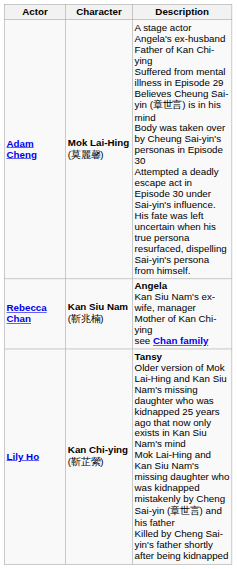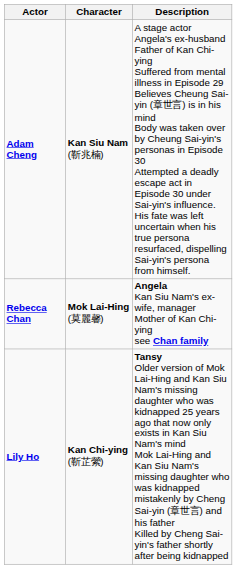(98, 148) Mok Lai-Hing (莫麗馨) -> (98, 148) Kan Siu Nam (靳兆楠)
(98, 313) Kan Siu Nam (靳兆楠) -> (98, 313) Mok Lai-Hing (莫麗馨)
